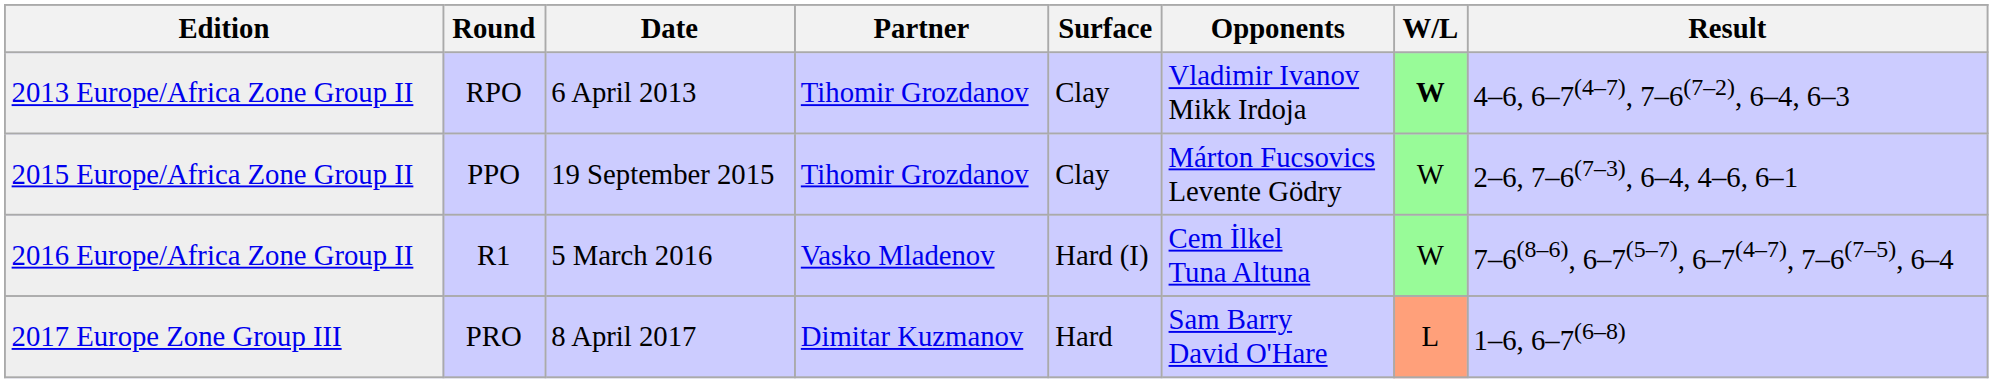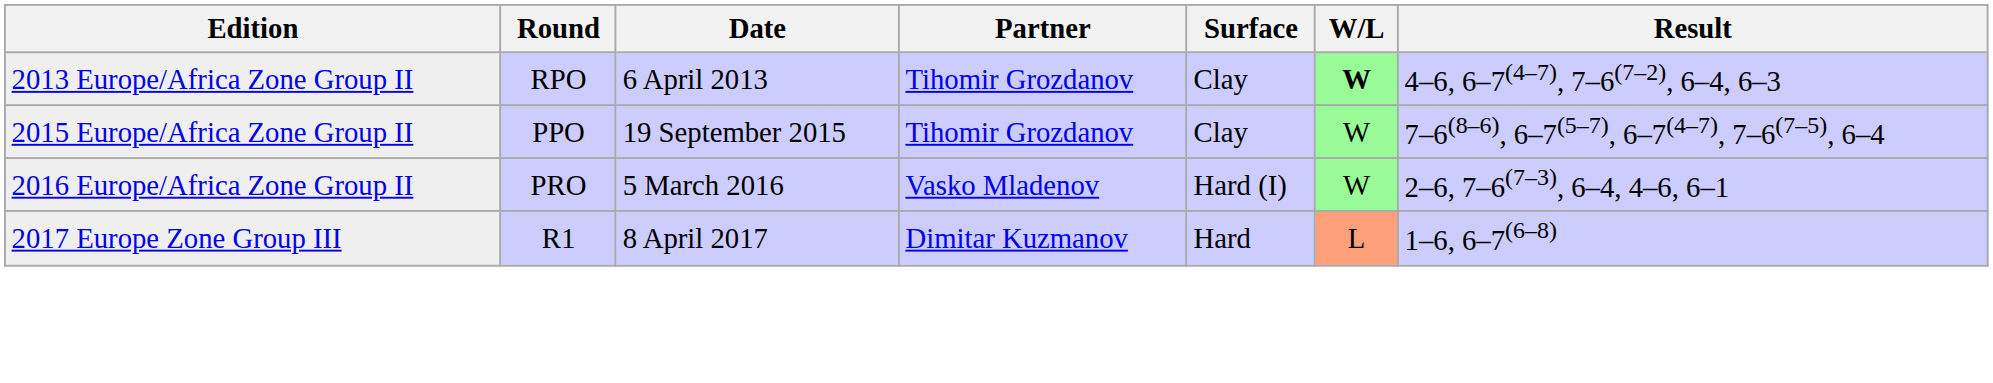- column: (1278, 28)
(1636, 174) 2–6, 7–6(7–3), 6–4, 4–6, 6–1 -> (1645, 131) 7–6(8–6), 6–7(5–7), 6–7(4–7), 7–6(7–5), 6–4
(494, 255) R1 -> (558, 184) PRO
(1714, 255) 7–6(8–6), 6–7(5–7), 6–7(4–7), 7–6(7–5), 6–4 -> (1567, 184) 2–6, 7–6(7–3), 6–4, 4–6, 6–1
(494, 336) PRO -> (558, 238) R1
